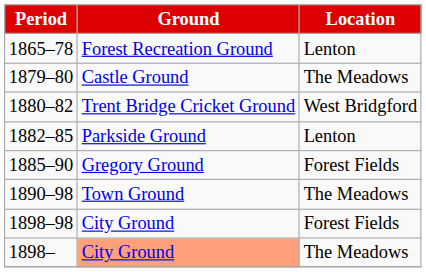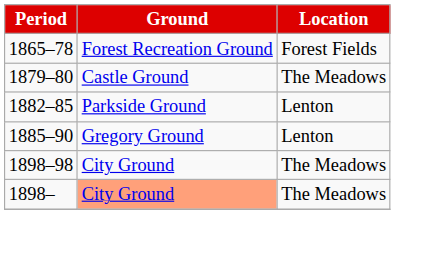(330, 48) Lenton -> (329, 48) Forest Fields
- row: (41, 106)
(351, 164) Forest Fields -> (307, 135) Lenton
- row: (41, 194)
(351, 223) Forest Fields -> (334, 164) The Meadows
